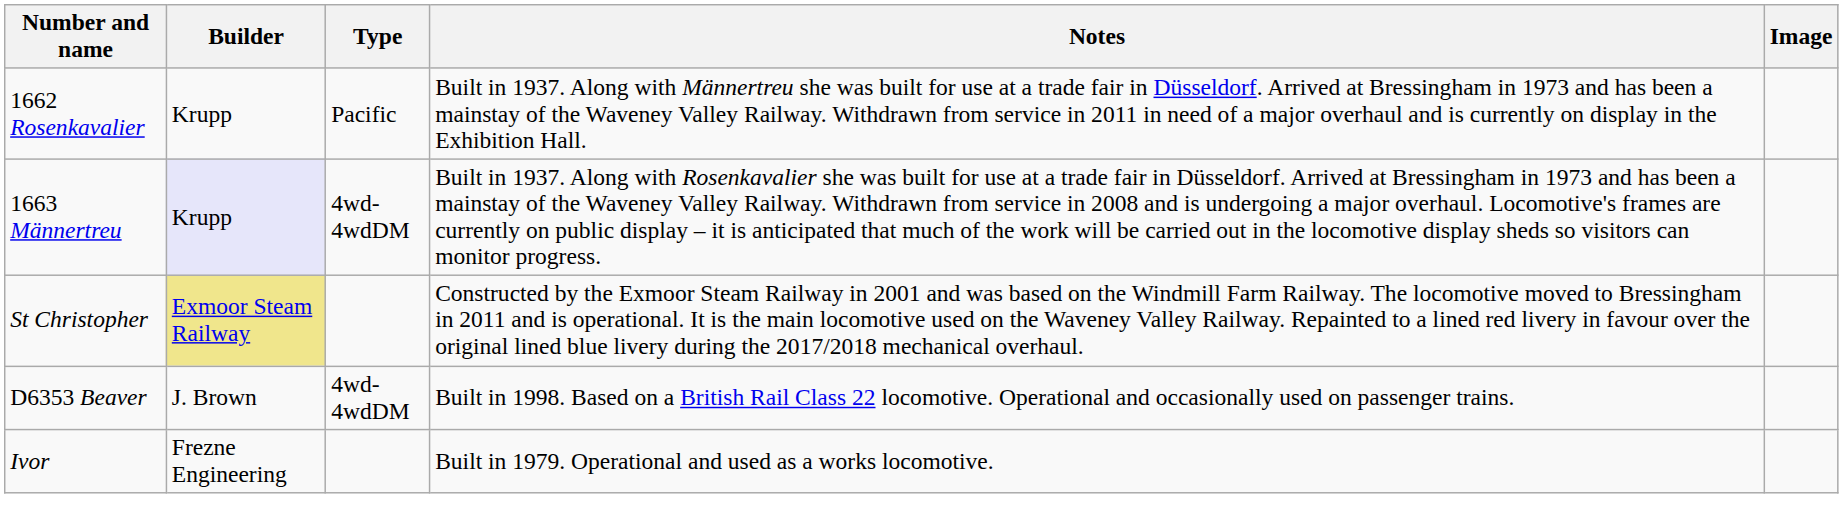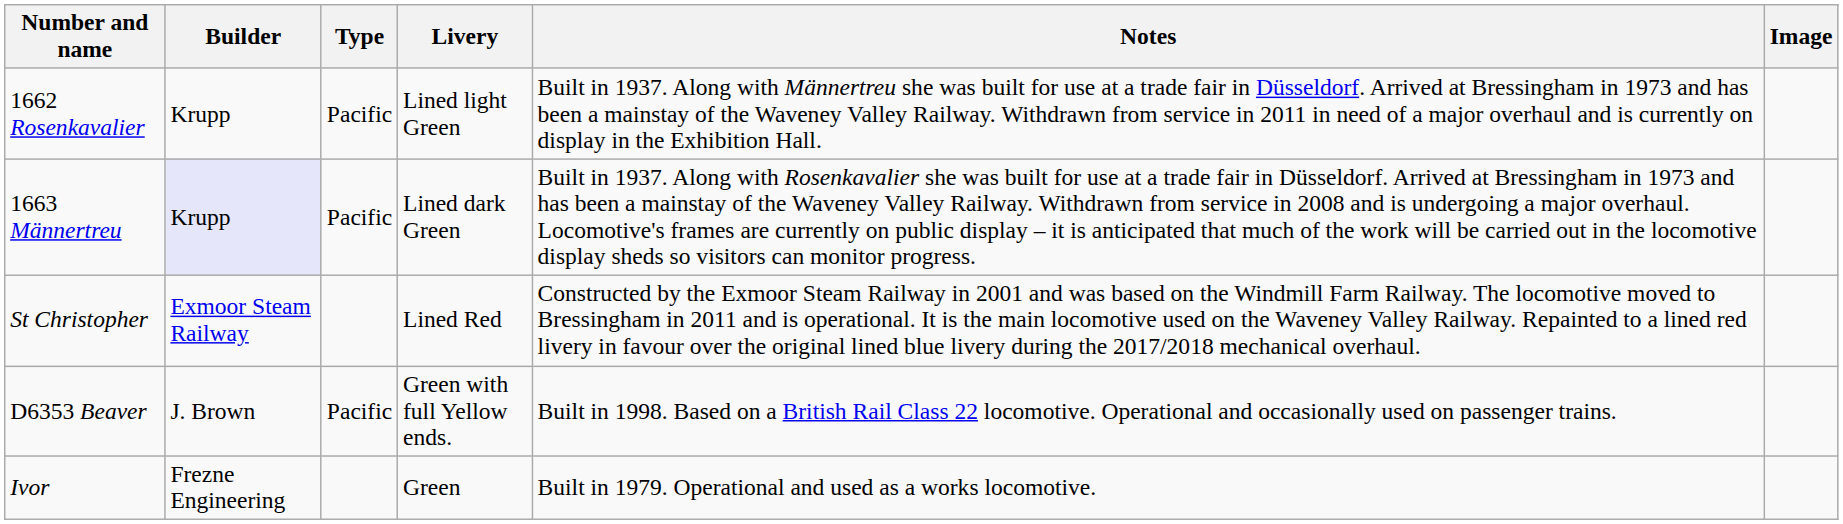+ column: (465, 36)
(370, 216) 4wd-4wdDM -> (360, 216) Pacific
(242, 320) khaki background -> (241, 320) no background
(370, 397) 4wd-4wdDM -> (360, 410) Pacific
